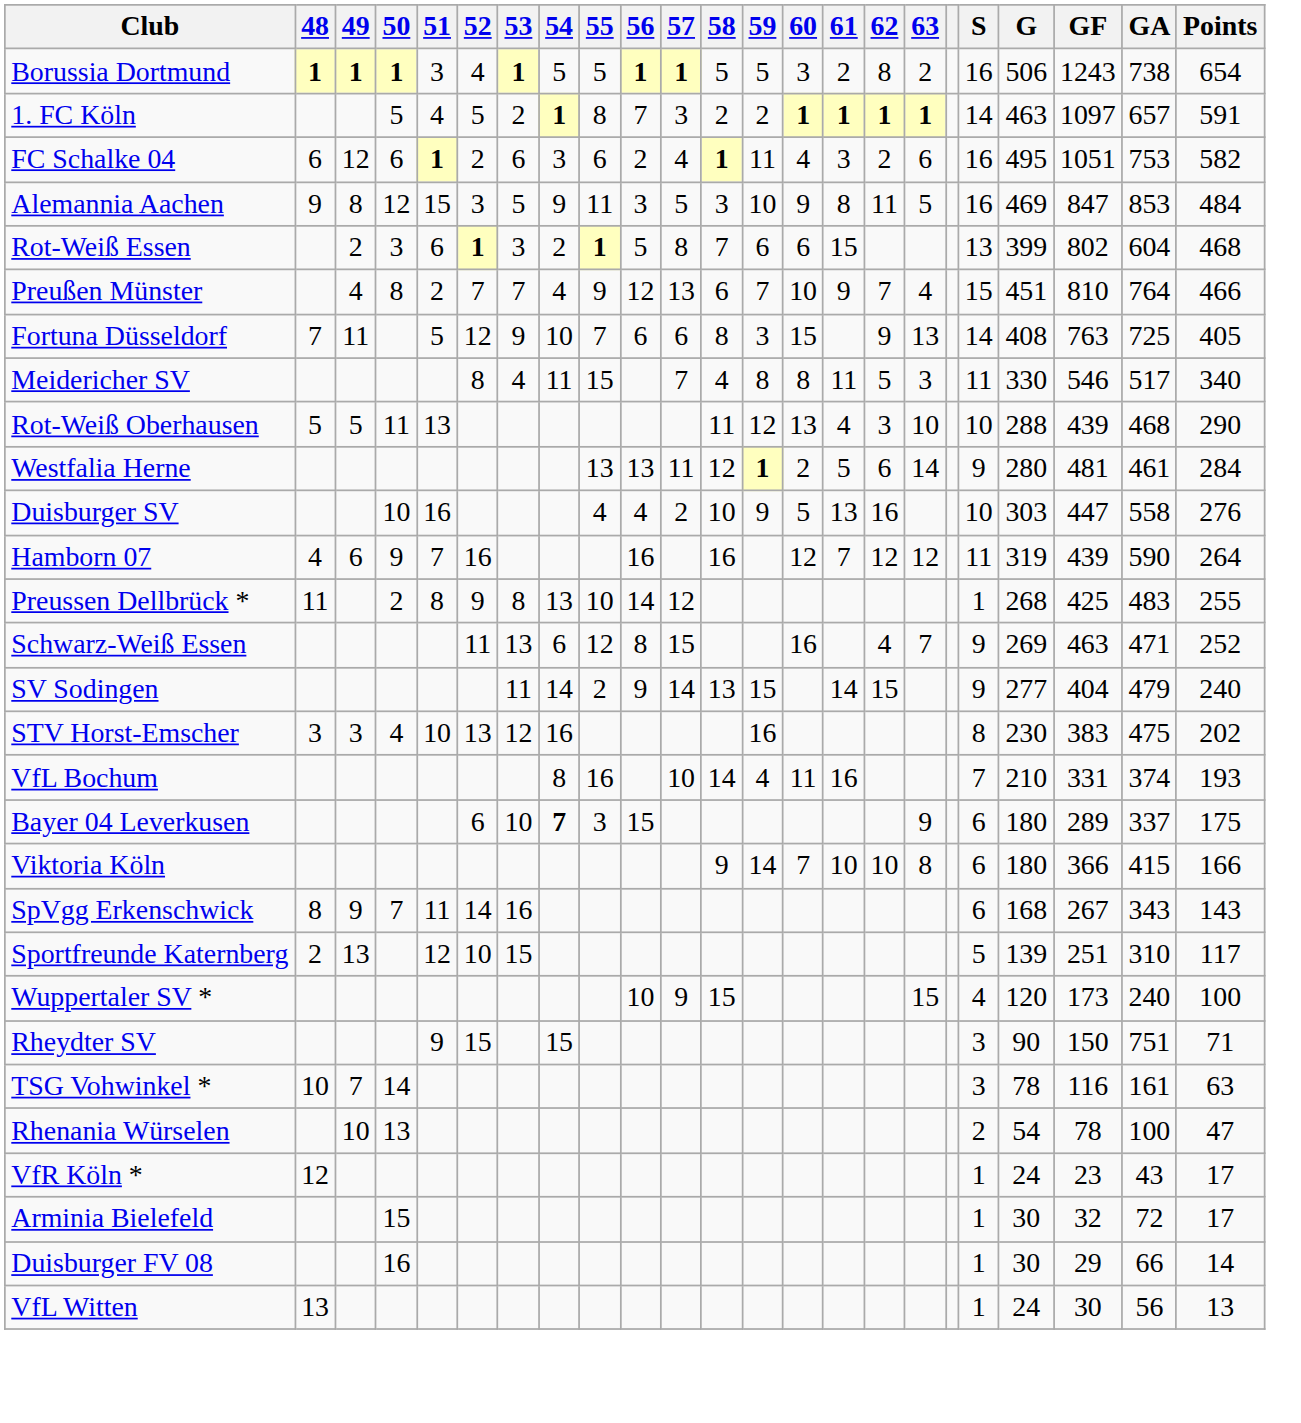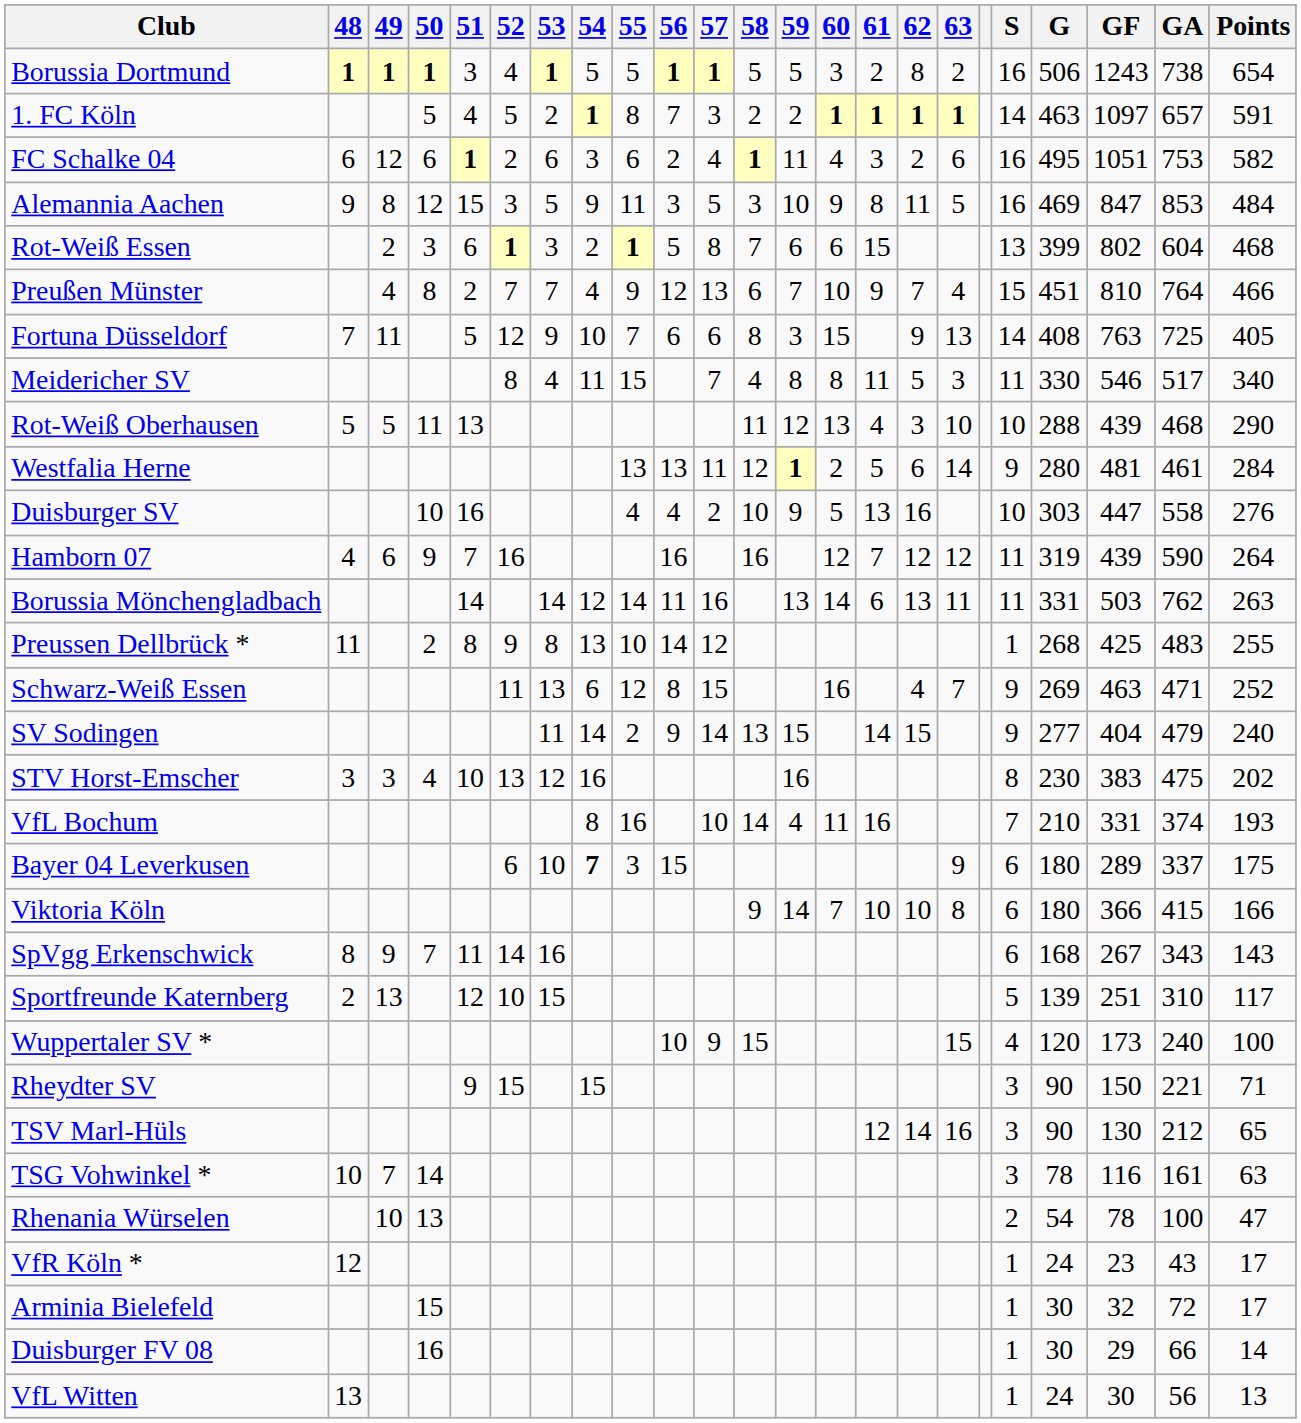+ row: (166, 600)
(1149, 1042) 751 -> (1182, 1086) 221
+ row: (99, 1130)
